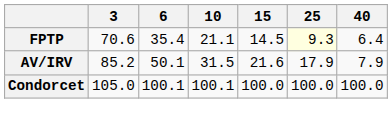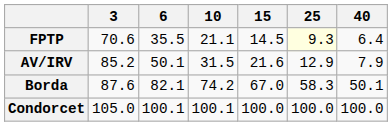(167, 40) 35.4 -> (167, 40) 35.5
(317, 63) 17.9 -> (317, 63) 12.9
+ row: (47, 86)
